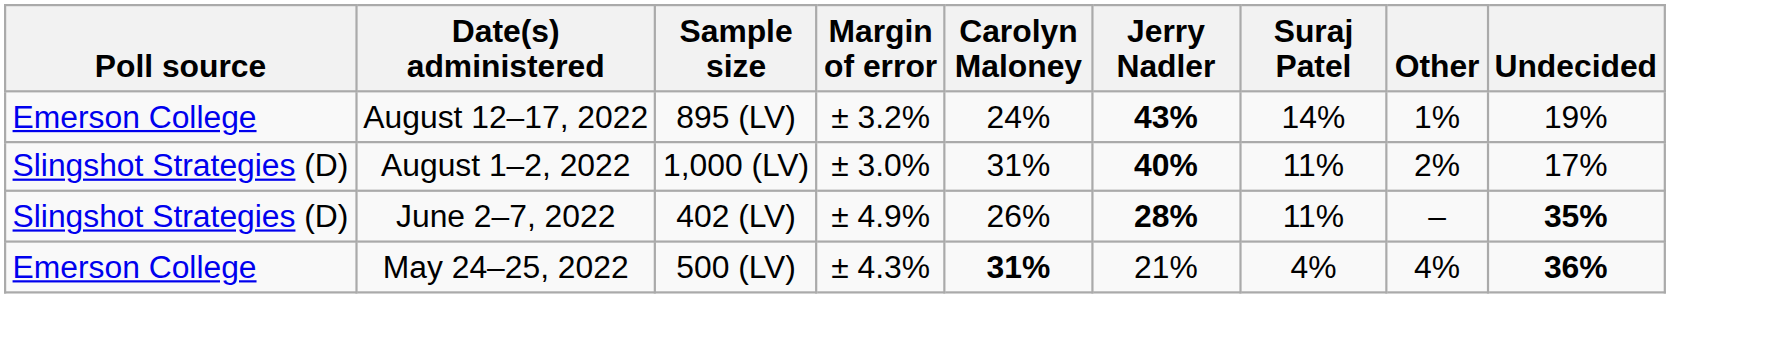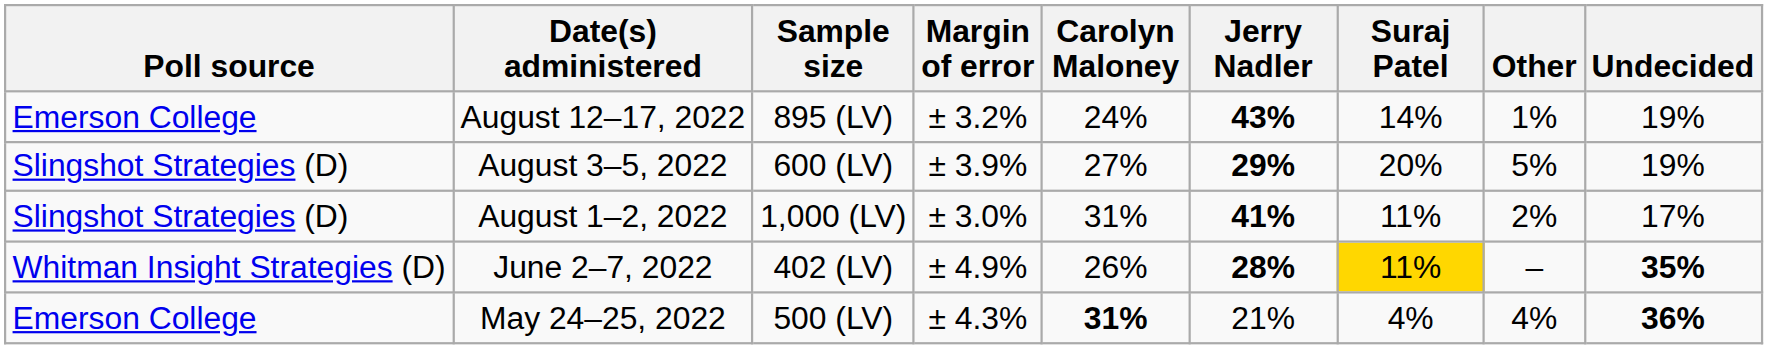+ row: (603, 167)
(1166, 167) 40% -> (1263, 217) 41%
(181, 217) Slingshot Strategies (D) -> (229, 267) Whitman Insight Strategies (D)
(1313, 217) no background -> (1411, 267) gold background
